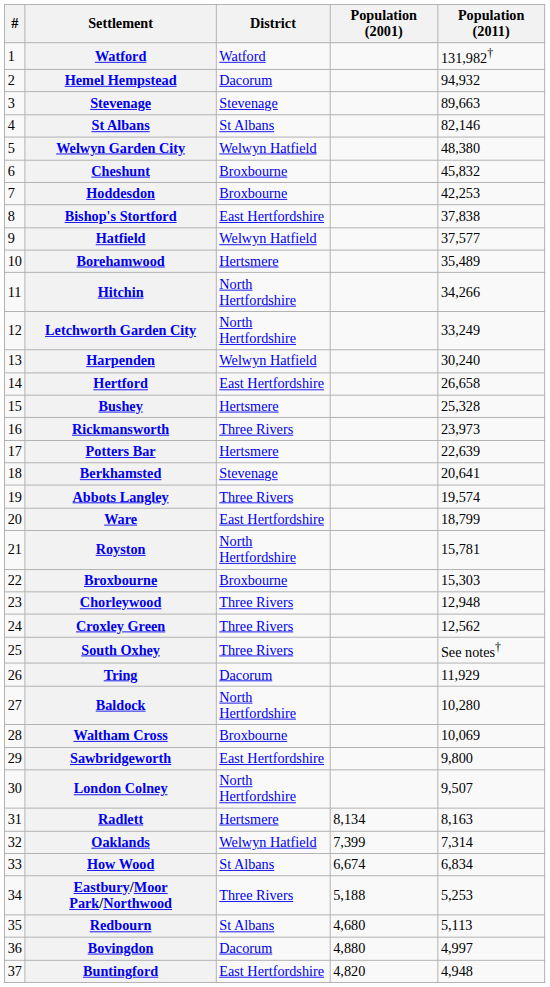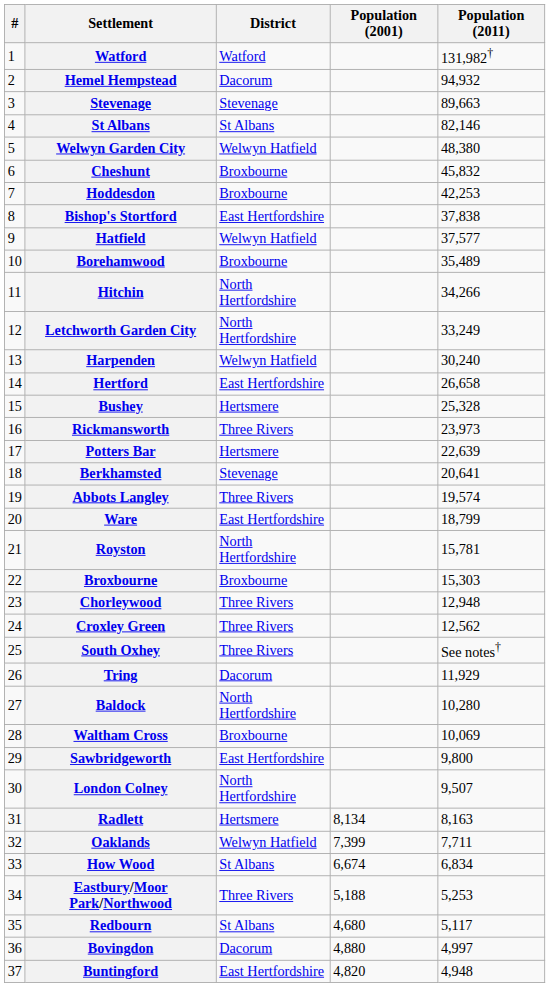(249, 261) Hertsmere -> (253, 261) Broxbourne
(457, 842) 7,314 -> (457, 842) 7,711
(457, 926) 5,113 -> (457, 926) 5,117
